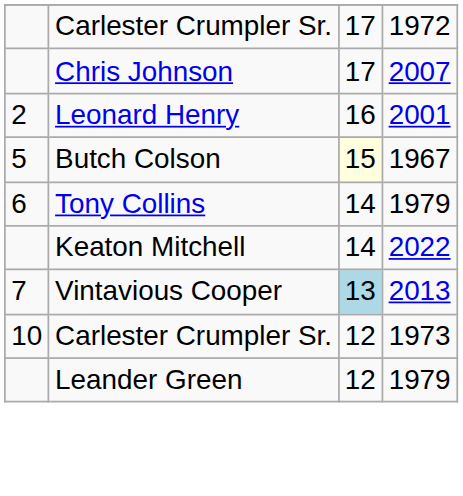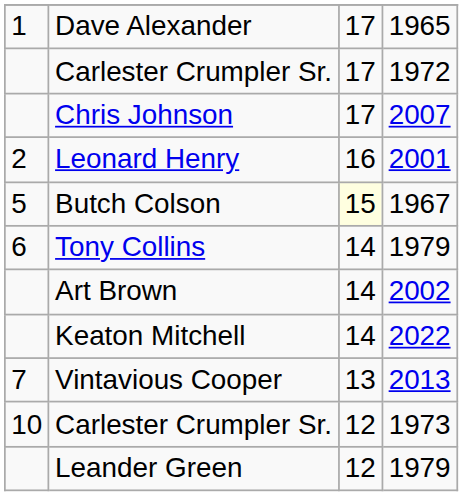+ row: (153, 26)
+ row: (116, 291)
(360, 291) lightblue background -> (360, 379) no background
